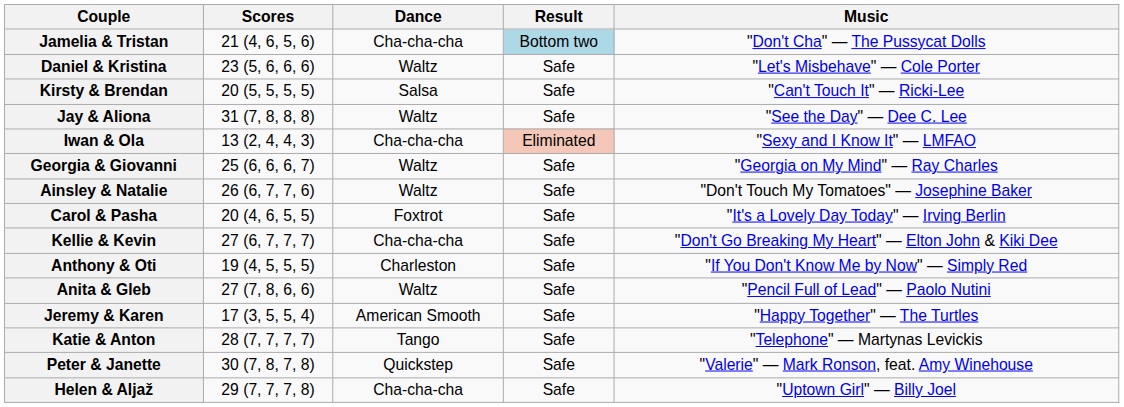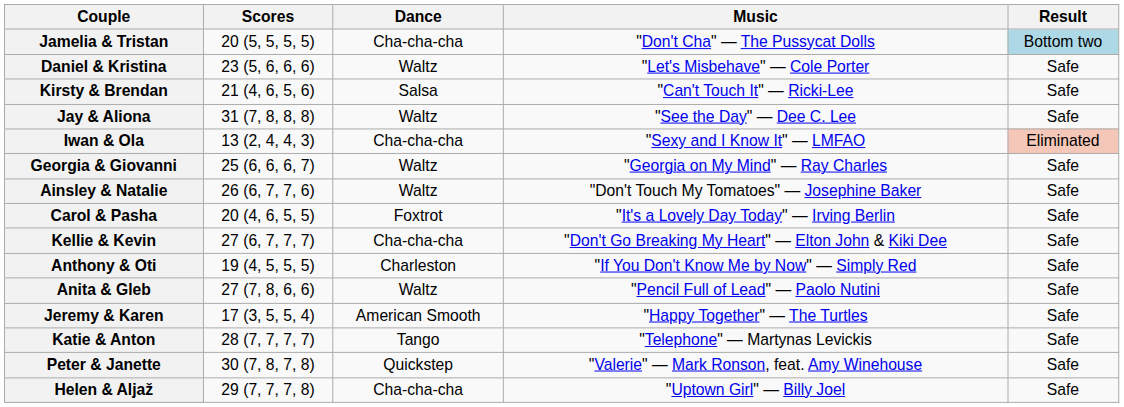columns swapped: (866, 16) <-> (559, 16)
(268, 41) 21 (4, 6, 5, 6) -> (268, 41) 20 (5, 5, 5, 5)
(268, 91) 20 (5, 5, 5, 5) -> (268, 91) 21 (4, 6, 5, 6)
